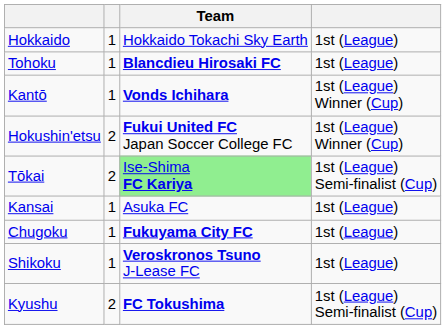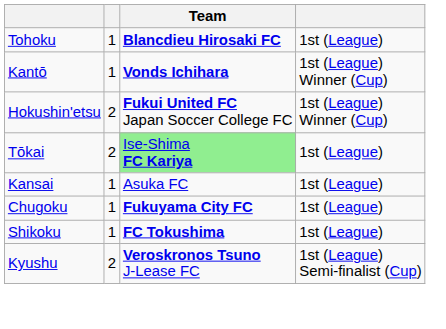- row: (39, 39)
(376, 176) 1st (League) Semi-finalist (Cup) -> (341, 152) 1st (League)
(192, 263) Veroskronos Tsuno J-Lease FC -> (174, 231) FC Tokushima
(174, 304) FC Tokushima -> (192, 263) Veroskronos Tsuno J-Lease FC
